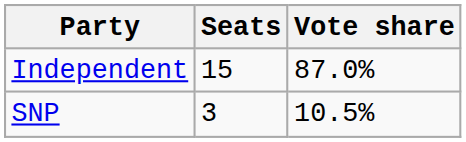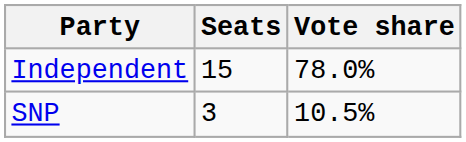(334, 70) 87.0% -> (334, 70) 78.0%
